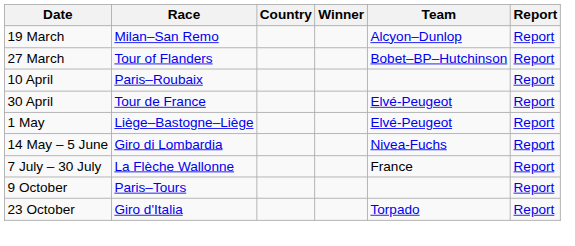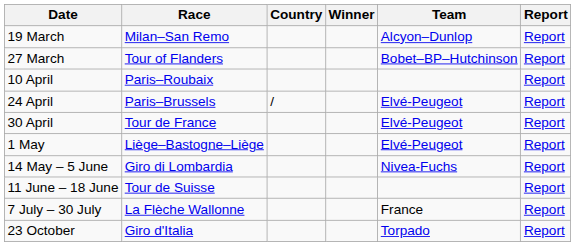+ row: (30, 101)
+ row: (63, 187)
- row: (37, 187)
